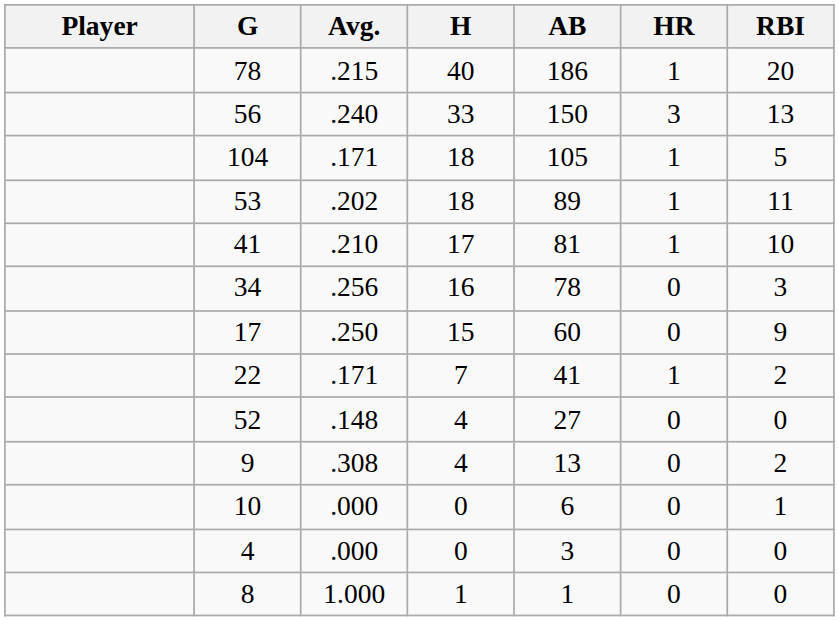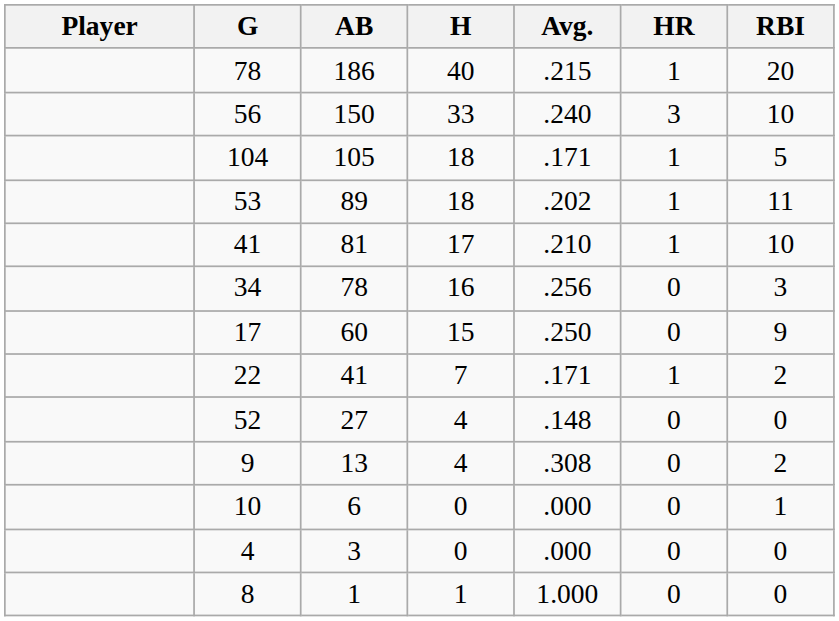columns swapped: (567, 26) <-> (354, 26)
(780, 113) 13 -> (780, 113) 10
